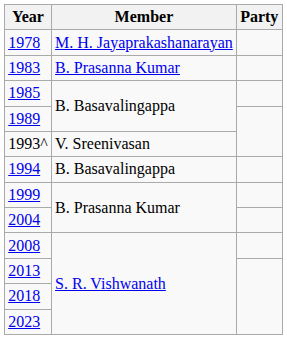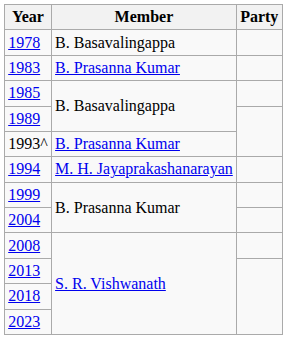(144, 42) M. H. Jayaprakashanarayan -> (115, 42) B. Basavalingappa
(102, 144) V. Sreenivasan -> (118, 144) B. Prasanna Kumar
(115, 169) B. Basavalingappa -> (144, 169) M. H. Jayaprakashanarayan
